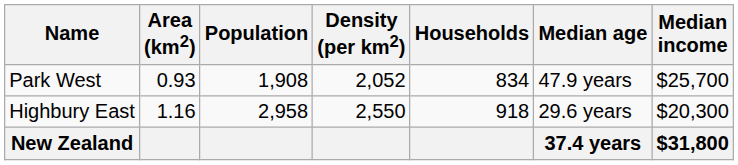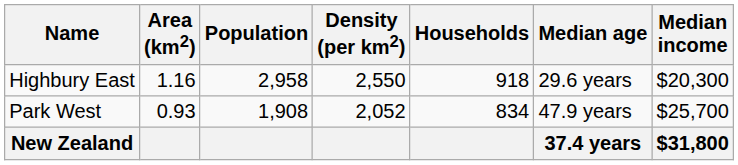rows swapped: (72, 111) <-> (55, 79)
